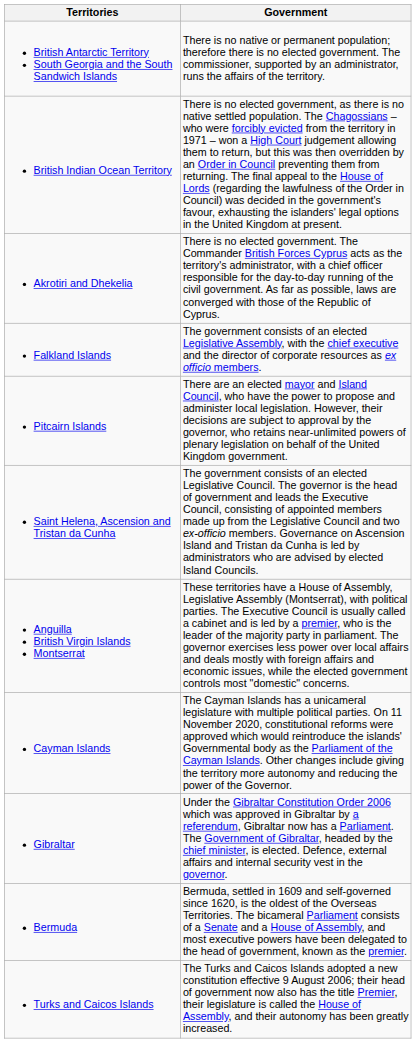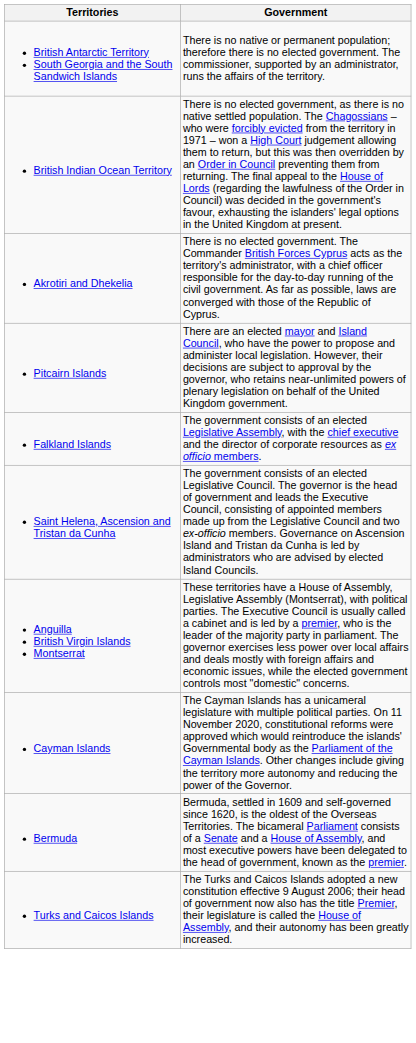rows swapped: (92, 427) <-> (92, 356)
- row: (92, 845)
